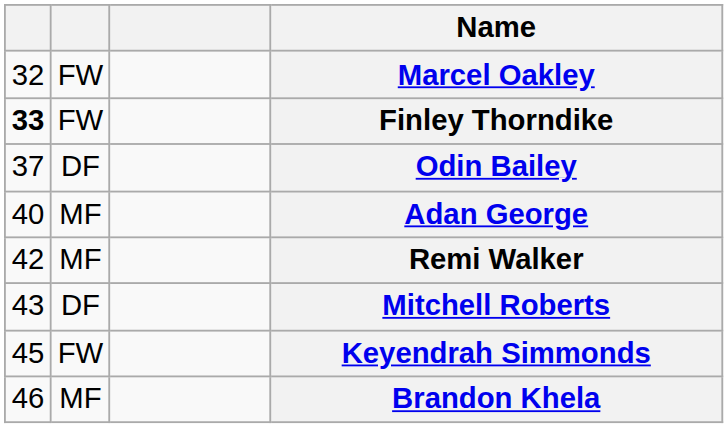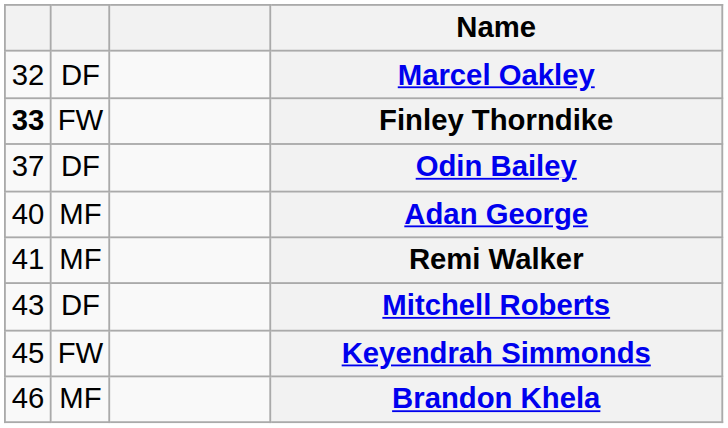(80, 74) FW -> (80, 74) DF
(28, 259) 42 -> (28, 259) 41
